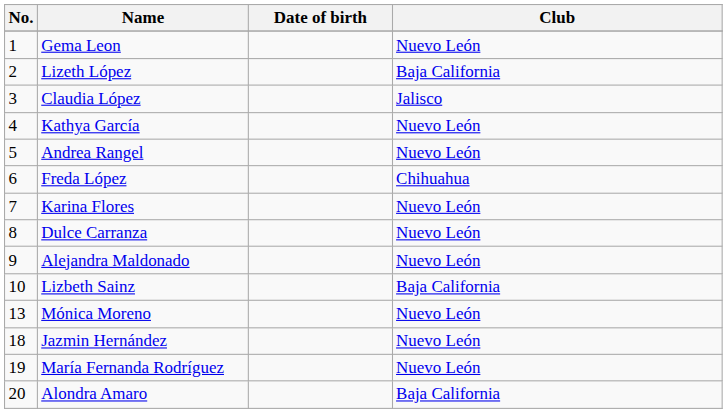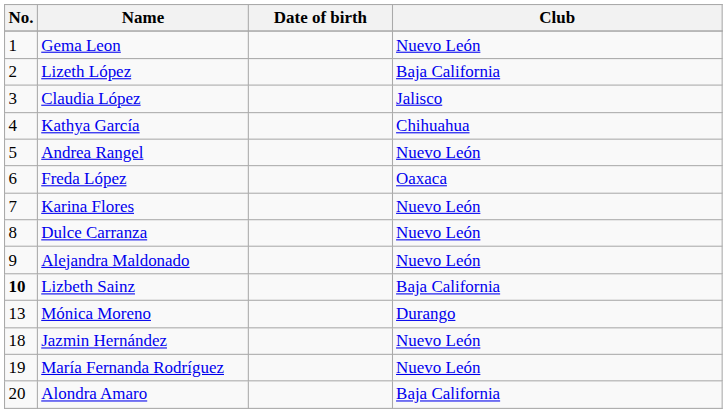(438, 125) Nuevo León -> (433, 125) Chihuahua
(433, 179) Chihuahua -> (421, 179) Oaxaca
(17, 286) normal -> (17, 286) bold
(438, 313) Nuevo León -> (426, 313) Durango
